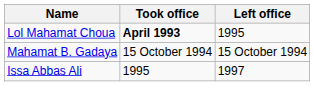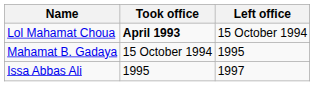(231, 33) 1995 -> (262, 33) 15 October 1994
(262, 52) 15 October 1994 -> (231, 52) 1995
